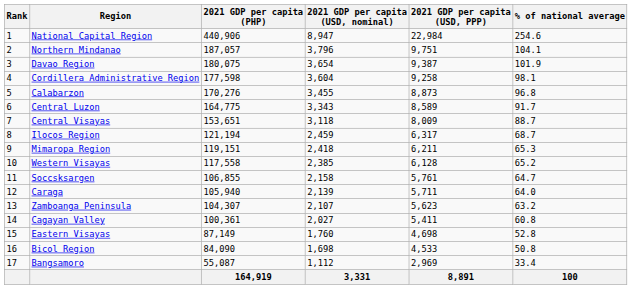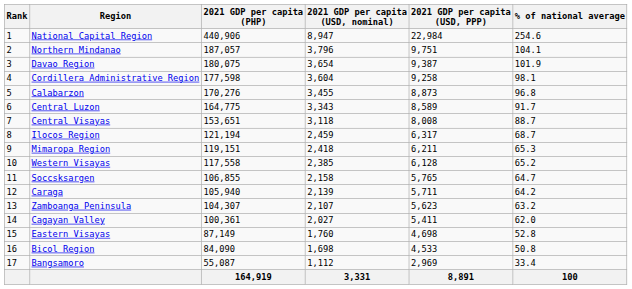(424, 121) 8,009 -> (424, 121) 8,008
(424, 178) 5,761 -> (424, 178) 5,765
(525, 192) 64.0 -> (525, 192) 64.2
(525, 220) 60.8 -> (525, 220) 62.0
